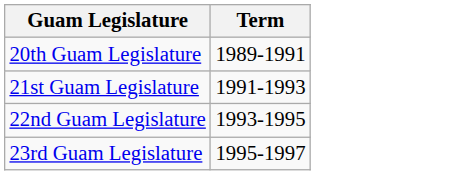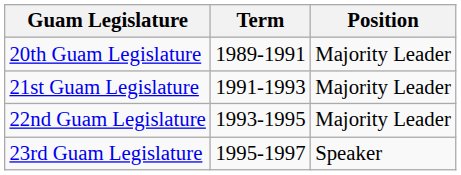+ column: (383, 20)
